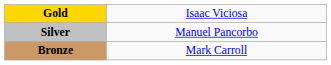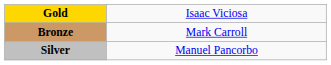rows swapped: (55, 32) <-> (55, 50)
